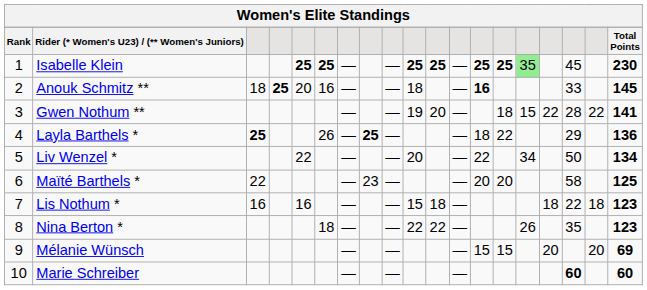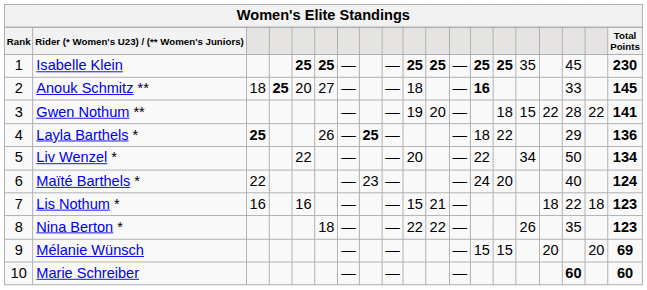(528, 65) lightgreen background -> (528, 65) no background
(326, 88) 16 -> (326, 88) 27
(482, 181) 20 -> (482, 181) 24
(573, 181) 58 -> (573, 181) 40
(625, 181) 125 -> (625, 181) 124
(438, 204) 18 -> (438, 204) 21
